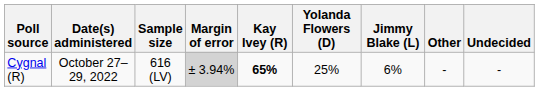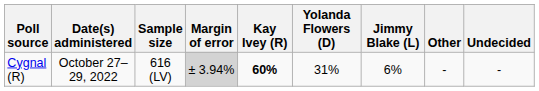(265, 69) 65% -> (265, 69) 60%
(327, 69) 25% -> (327, 69) 31%
